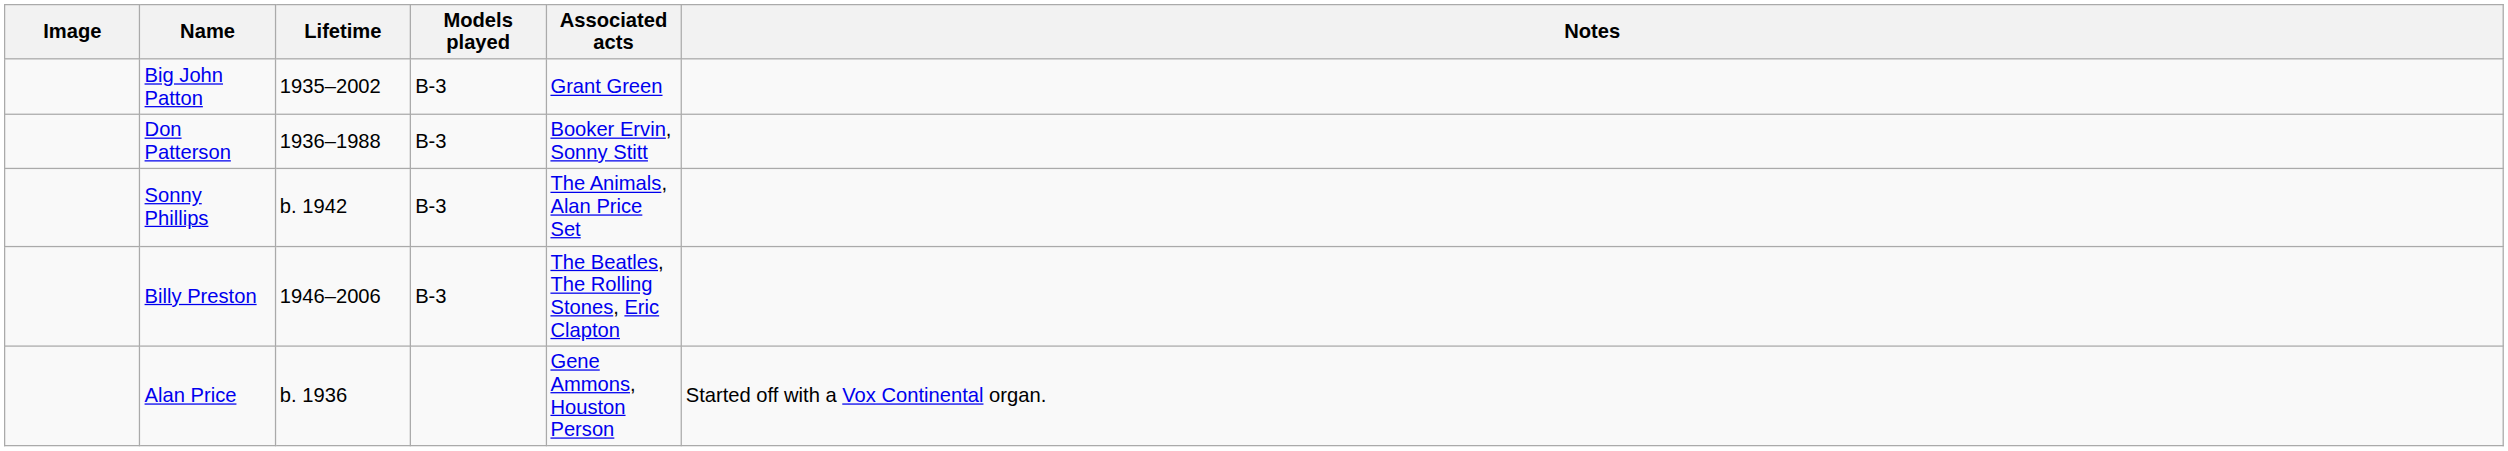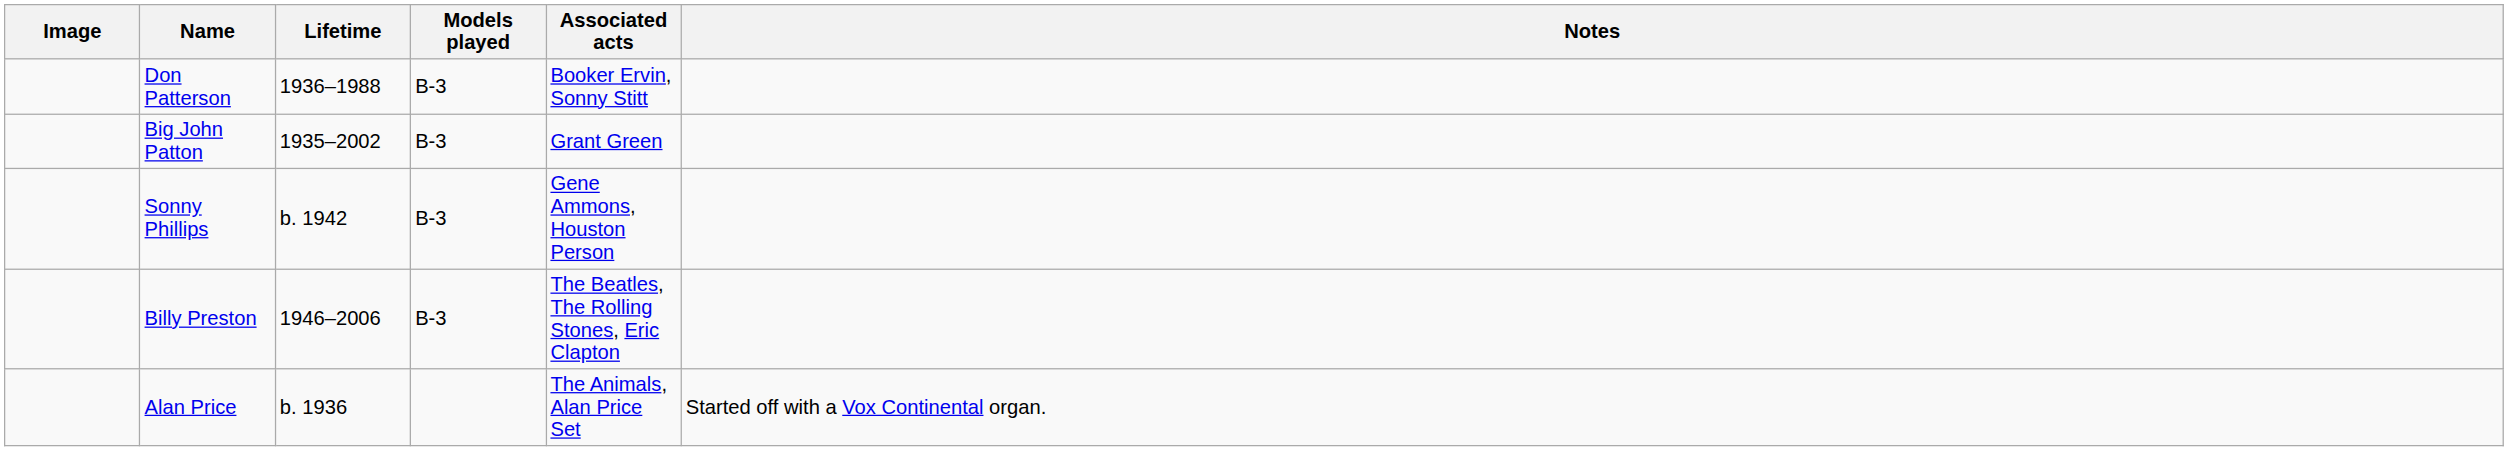rows swapped: (188, 141) <-> (184, 86)
(609, 207) The Animals, Alan Price Set -> (593, 218) Gene Ammons, Houston Person
(593, 395) Gene Ammons, Houston Person -> (609, 407) The Animals, Alan Price Set
